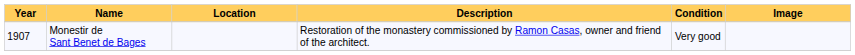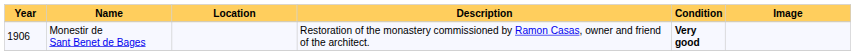(19, 36) 1907 -> (19, 36) 1906
(698, 36) normal -> (687, 36) bold
